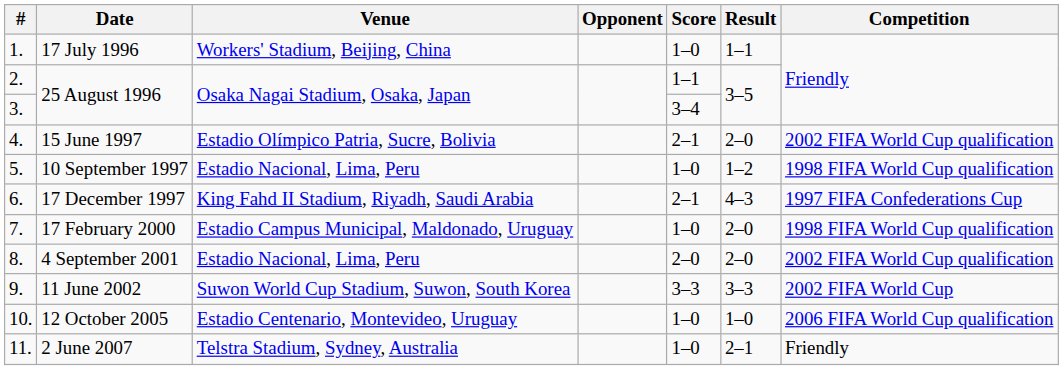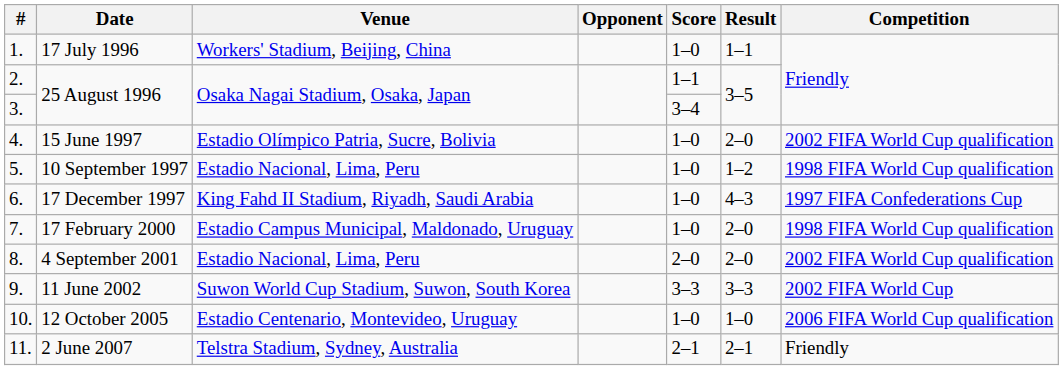(686, 139) 2–1 -> (686, 139) 1–0
(686, 199) 2–1 -> (686, 199) 1–0
(686, 348) 1–0 -> (686, 348) 2–1
